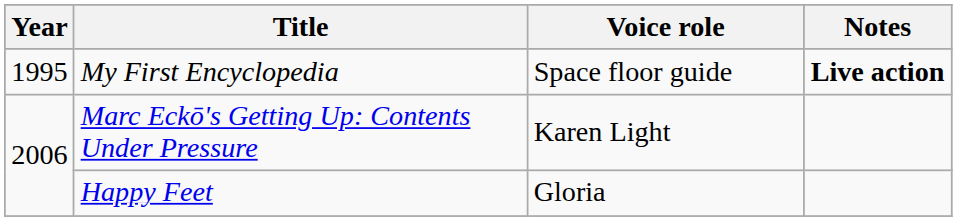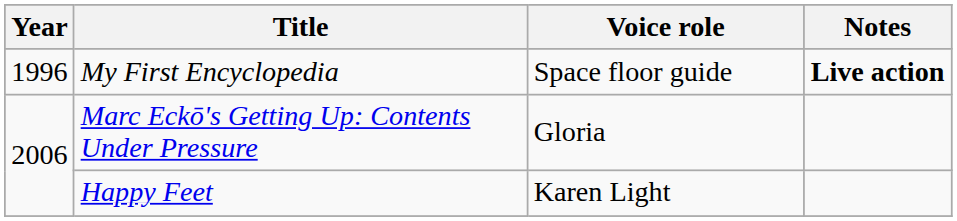(40, 71) 1995 -> (40, 71) 1996
(602, 131) Karen Light -> (570, 131) Gloria
(570, 192) Gloria -> (602, 192) Karen Light
